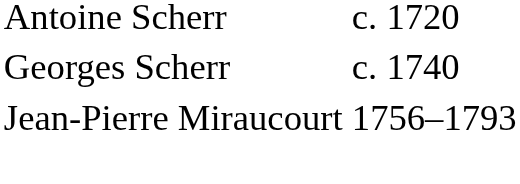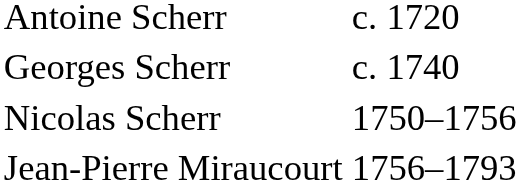+ row: (112, 117)
